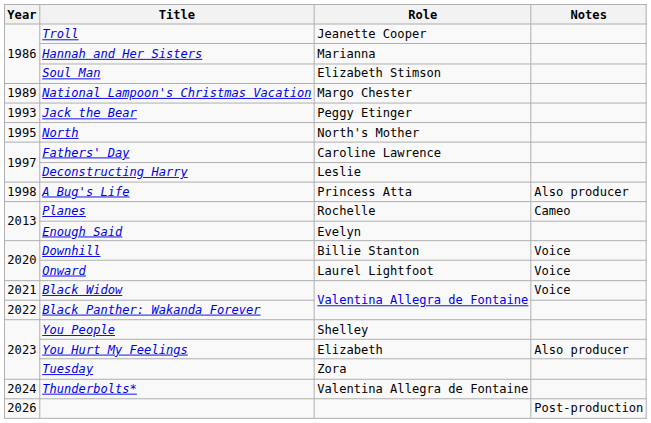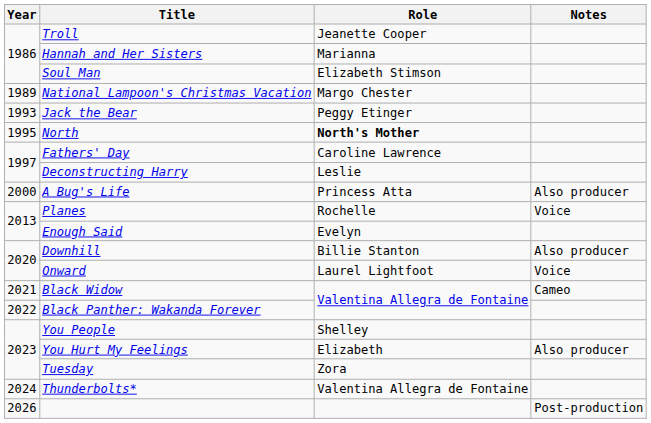(368, 133) normal -> (368, 133) bold
(22, 192) 1998 -> (22, 192) 2000
(552, 211) Cameo -> (552, 211) Voice
(552, 251) Voice -> (581, 251) Also producer
(552, 290) Voice -> (552, 290) Cameo
